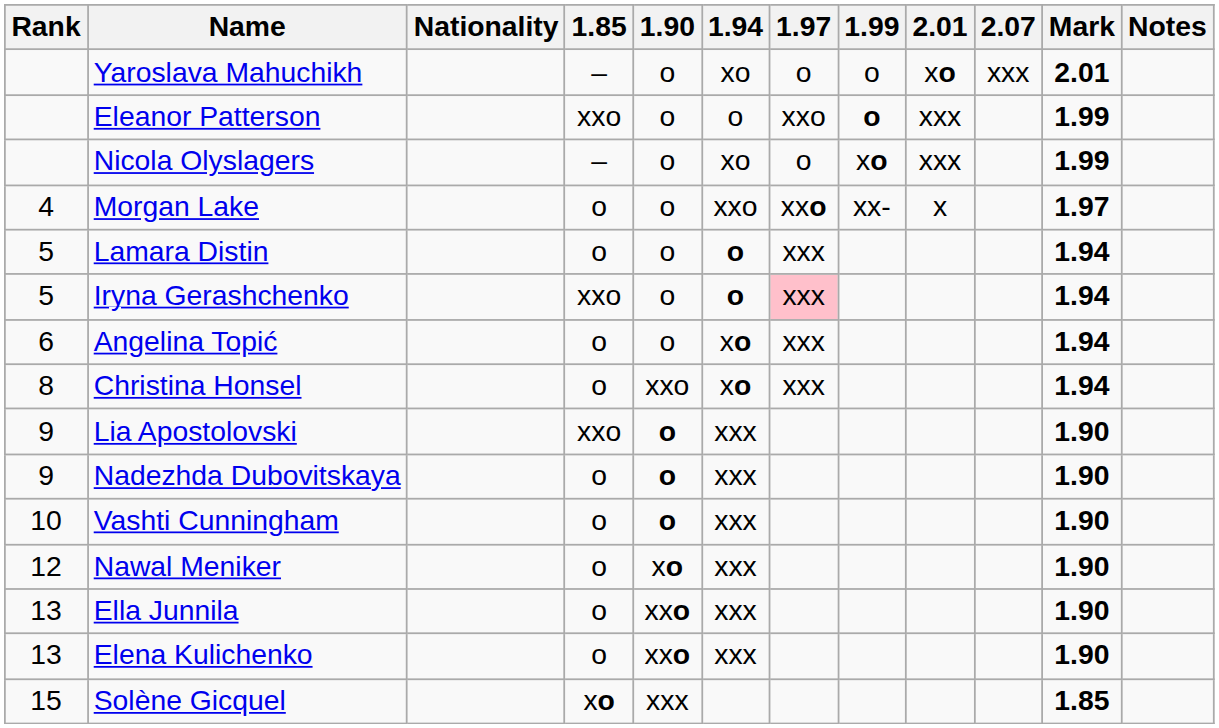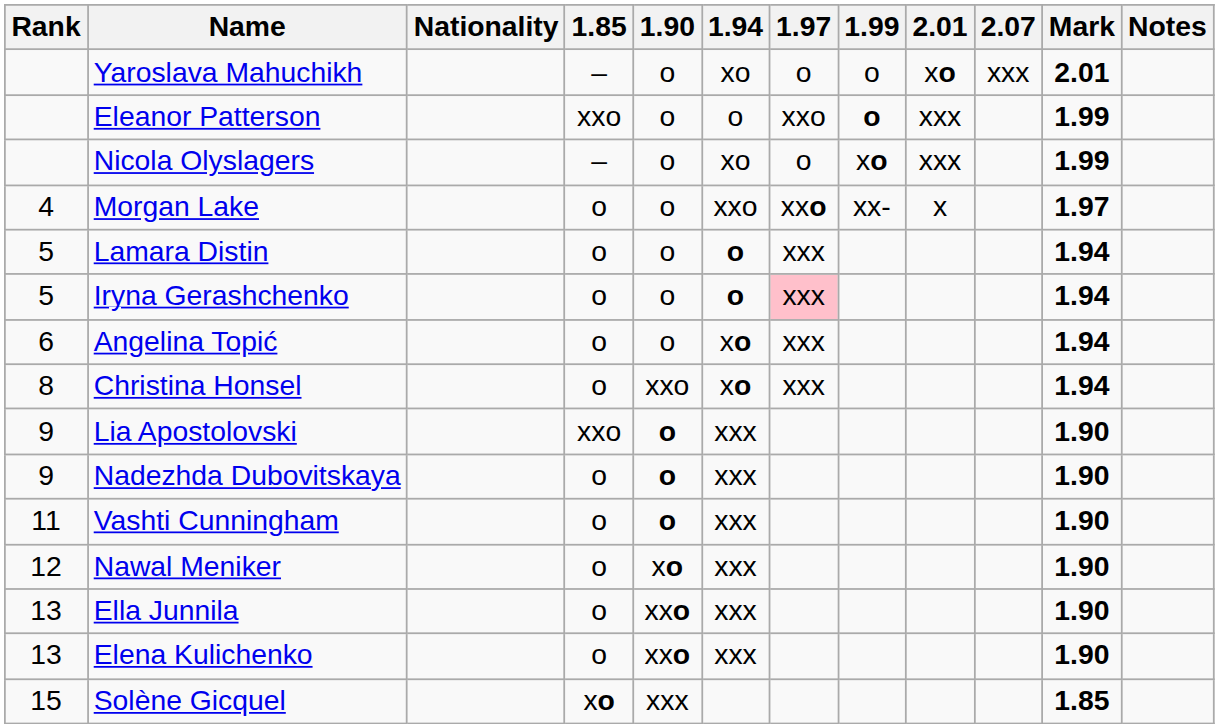(599, 296) xxo -> (599, 296) o
(46, 521) 10 -> (46, 521) 11
